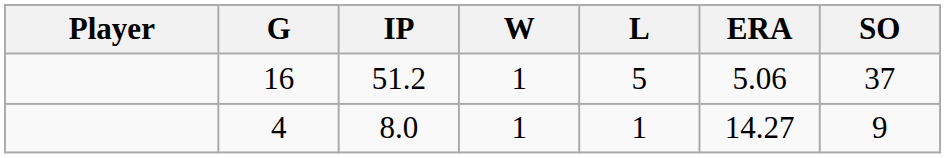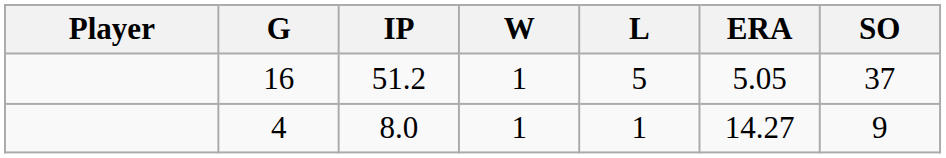(760, 78) 5.06 -> (760, 78) 5.05
